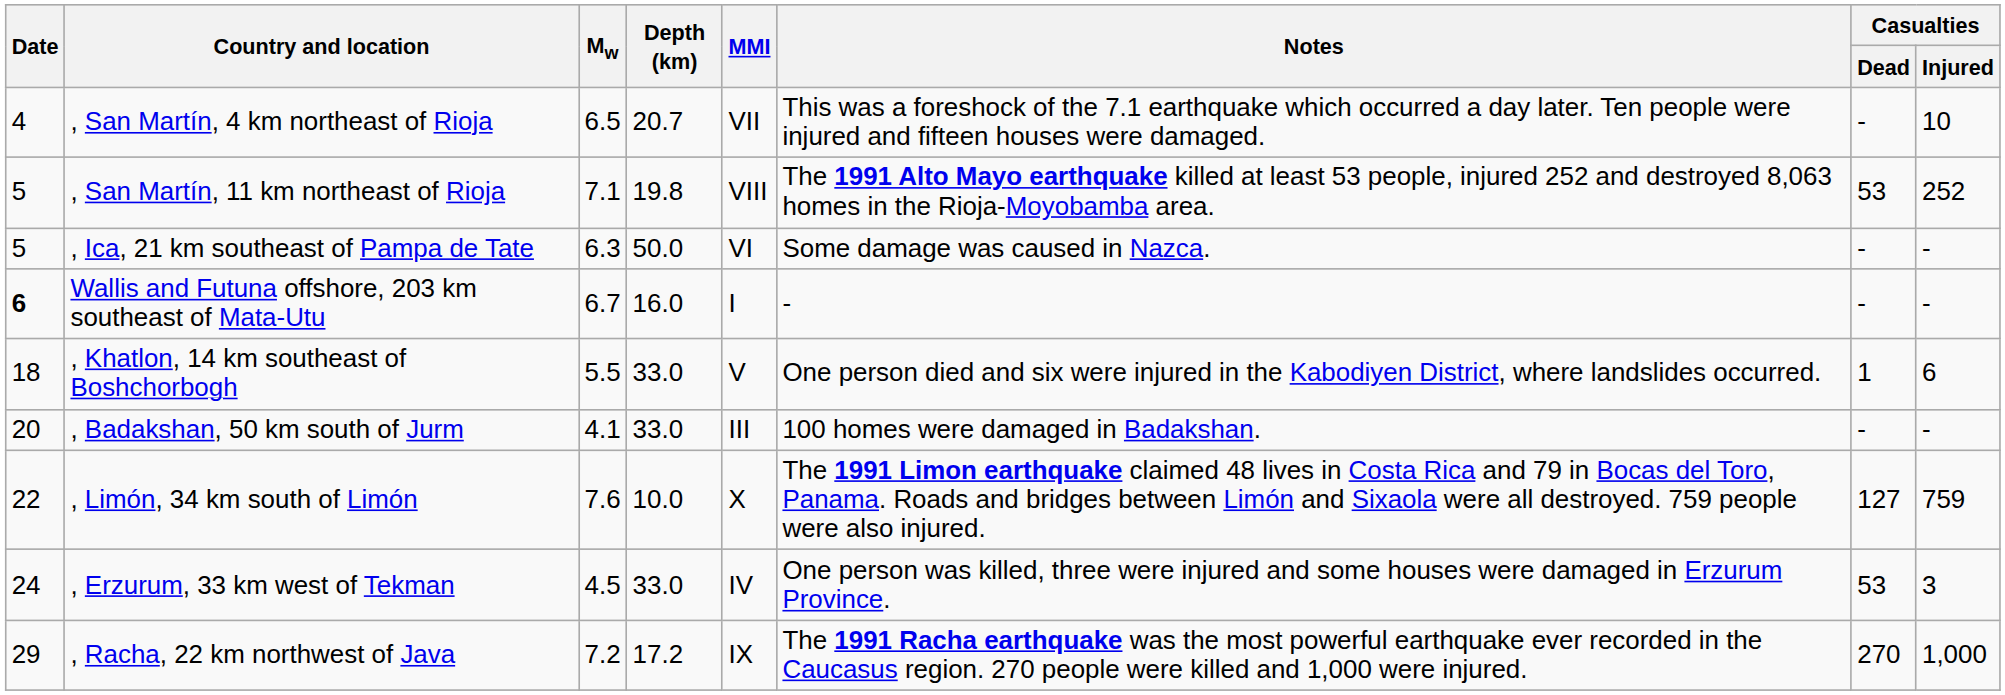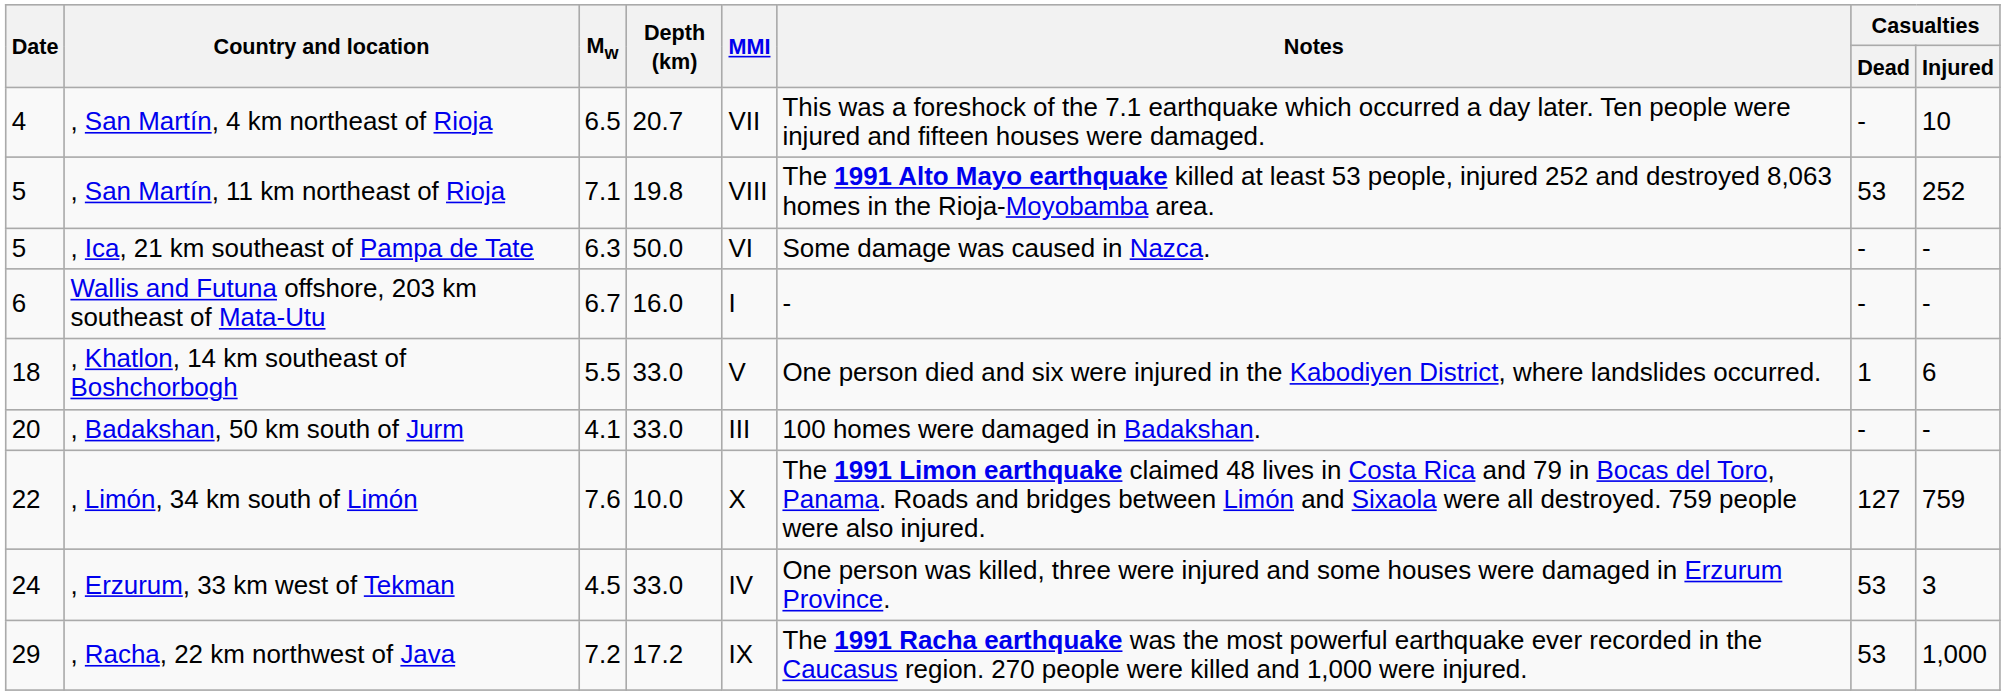(19, 303) bold -> (19, 303) normal
(1879, 654) 270 -> (1872, 654) 53
